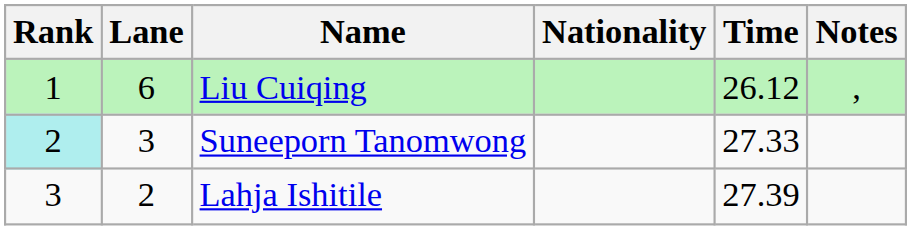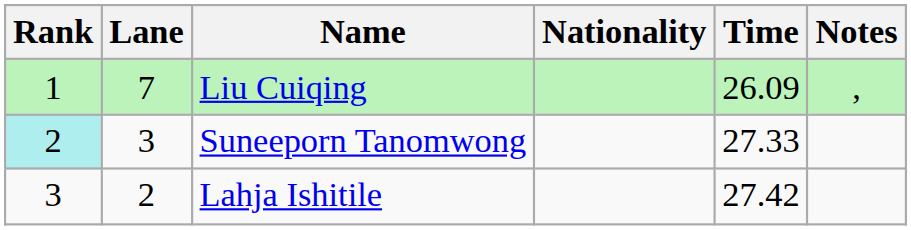(146, 86) 6 -> (146, 86) 7
(761, 86) 26.12 -> (761, 86) 26.09
(761, 195) 27.39 -> (761, 195) 27.42
